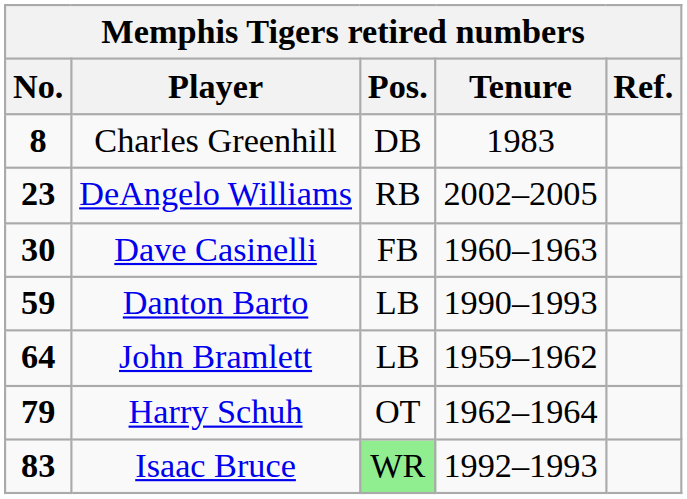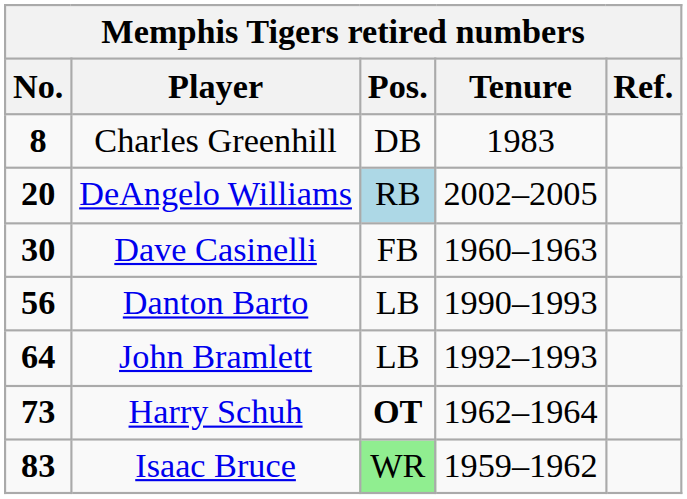(38, 194) 23 -> (38, 194) 20
(398, 194) no background -> (398, 194) lightblue background
(38, 303) 59 -> (38, 303) 56
(521, 357) 1959–1962 -> (521, 357) 1992–1993
(38, 411) 79 -> (38, 411) 73
(398, 411) normal -> (398, 411) bold
(521, 466) 1992–1993 -> (521, 466) 1959–1962
